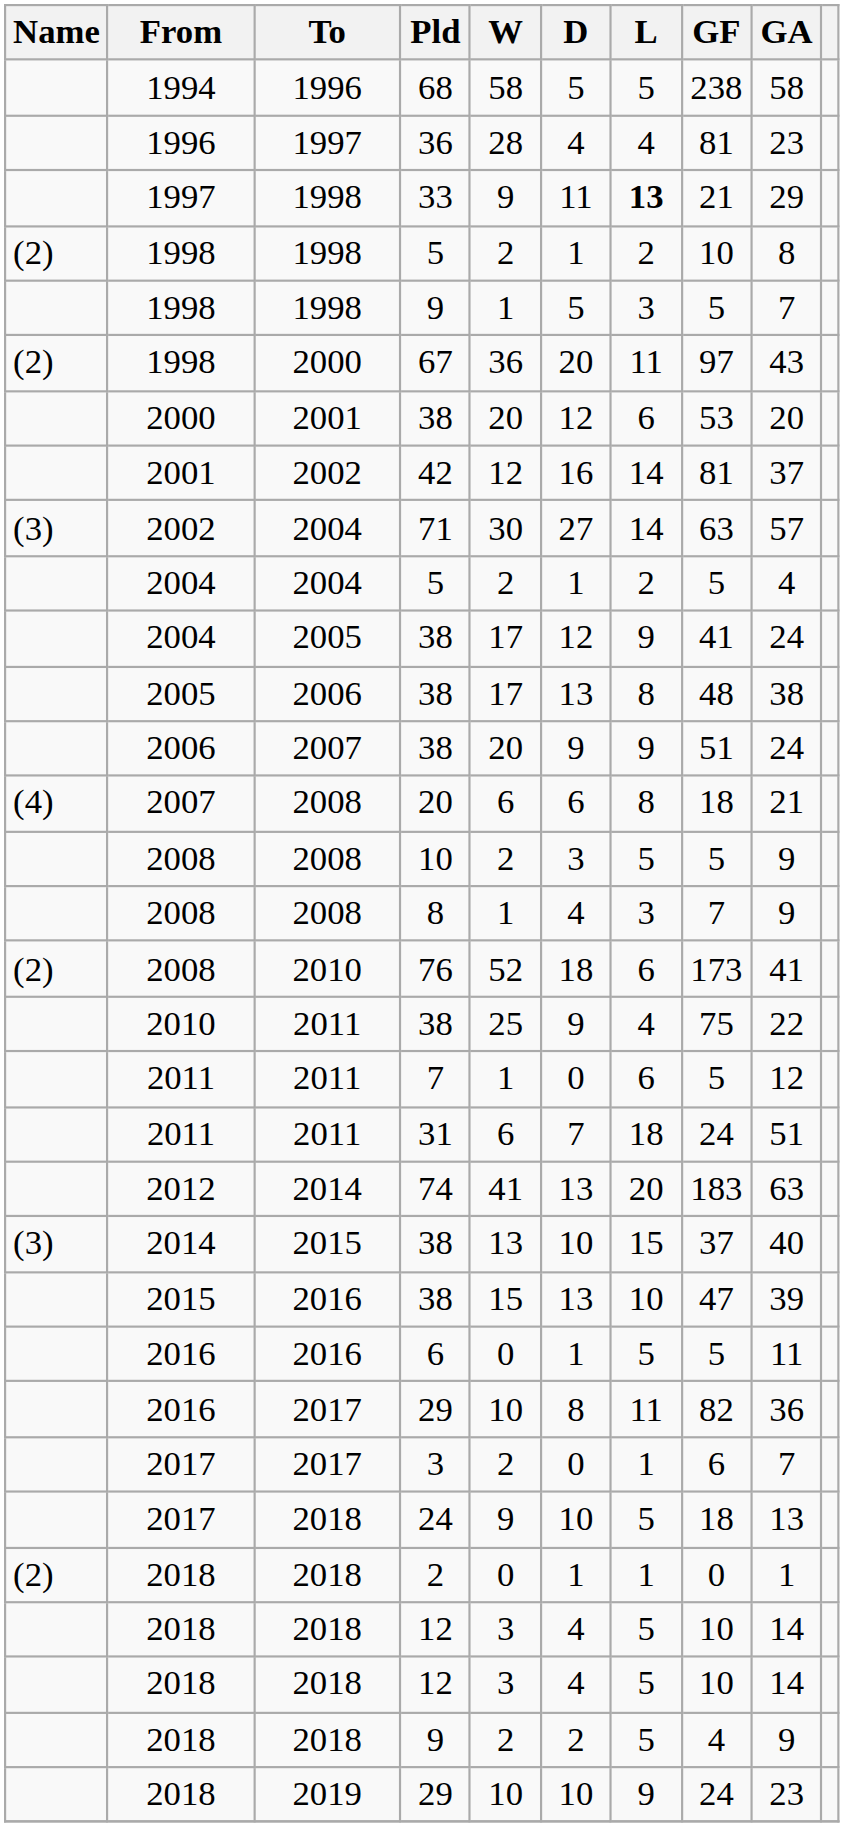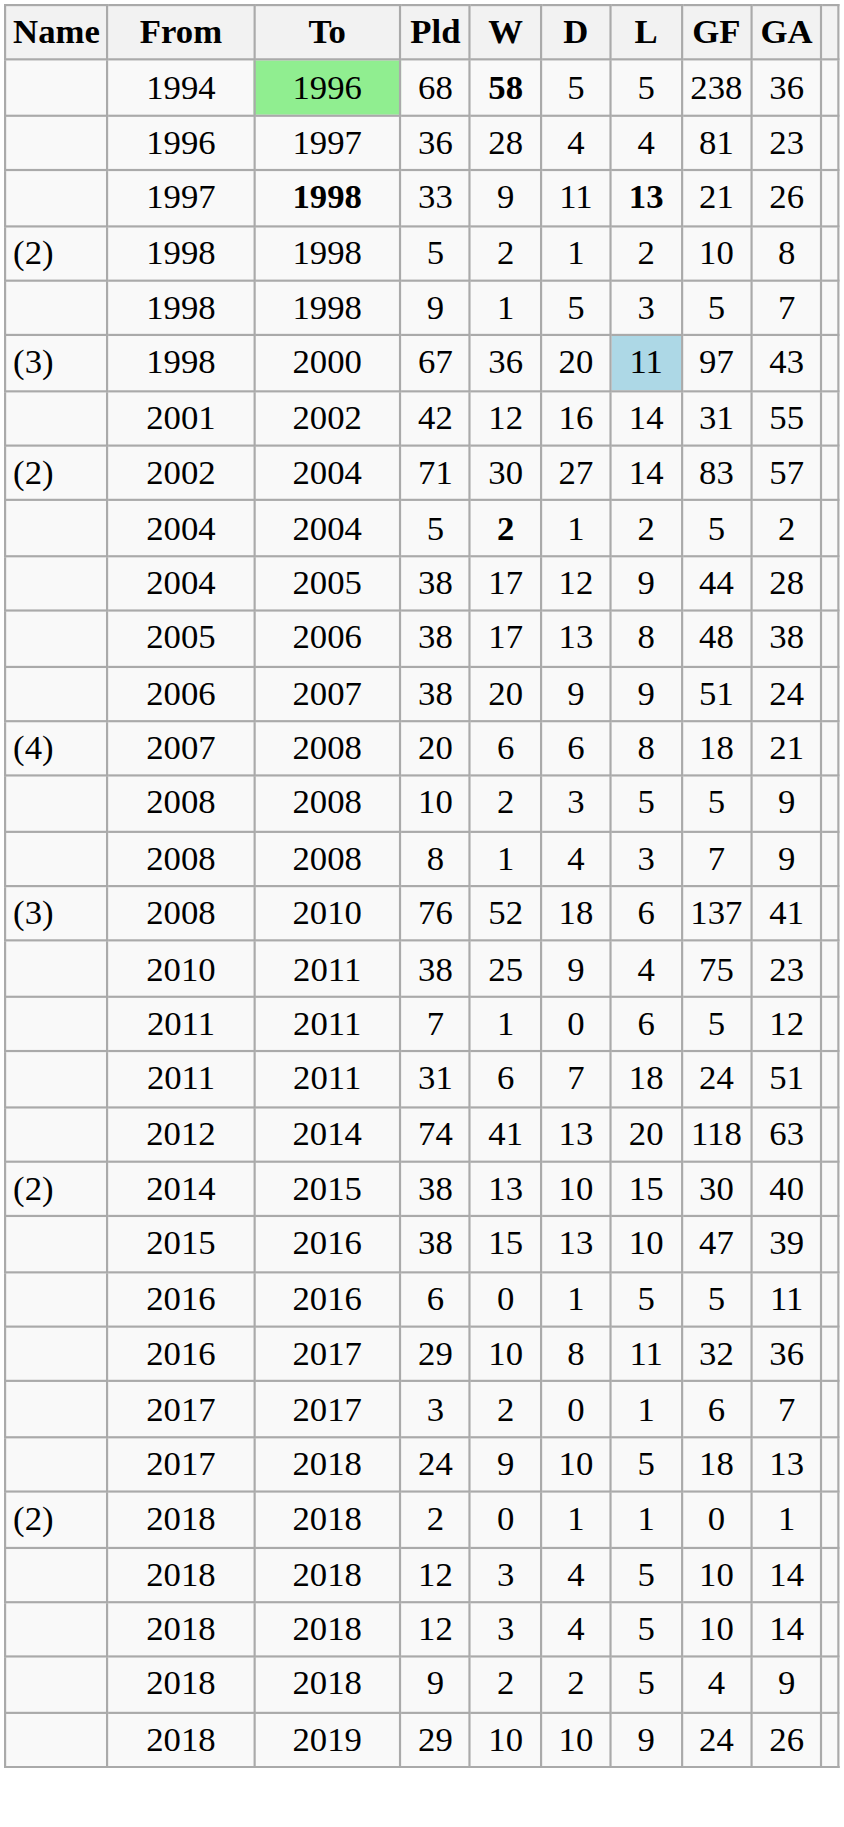(327, 87) no background -> (327, 87) lightgreen background
(506, 87) normal -> (506, 87) bold
(787, 87) 58 -> (787, 87) 36
(327, 197) normal -> (327, 197) bold
(787, 197) 29 -> (787, 197) 26
(33, 362) (2) -> (33, 362) (3)
(646, 362) no background -> (646, 362) lightblue background
- row: (181, 417)
(716, 472) 81 -> (716, 417) 31
(787, 472) 37 -> (787, 417) 55
(33, 527) (3) -> (33, 472) (2)
(716, 527) 63 -> (716, 472) 83
(506, 582) normal -> (506, 527) bold
(787, 582) 4 -> (787, 527) 2
(716, 637) 41 -> (716, 582) 44
(787, 637) 24 -> (787, 582) 28
(33, 968) (2) -> (33, 913) (3)
(716, 968) 173 -> (716, 913) 137
(787, 1023) 22 -> (787, 968) 23
(716, 1188) 183 -> (716, 1133) 118
(33, 1243) (3) -> (33, 1188) (2)
(716, 1243) 37 -> (716, 1188) 30
(716, 1408) 82 -> (716, 1353) 32
(787, 1794) 23 -> (787, 1739) 26
